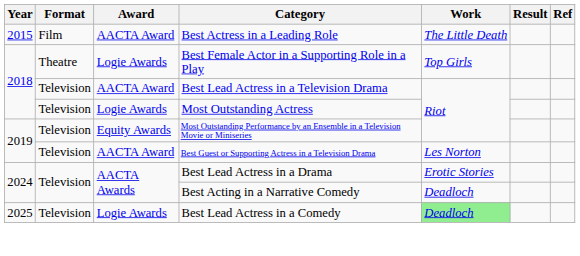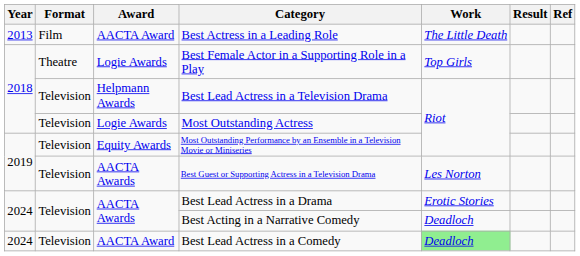(20, 34) 2015 -> (20, 34) 2013
(135, 88) AACTA Award -> (123, 95) Helpmann Awards
(135, 152) AACTA Award -> (118, 173) AACTA Awards
(20, 212) 2025 -> (20, 240) 2024
(132, 212) Logie Awards -> (135, 240) AACTA Award
